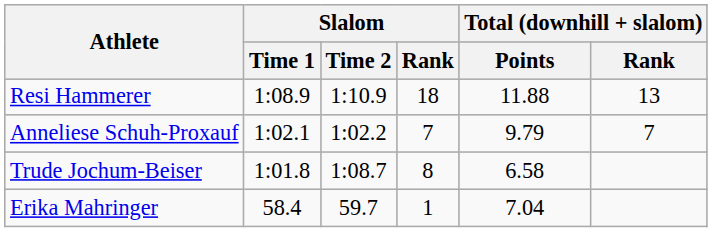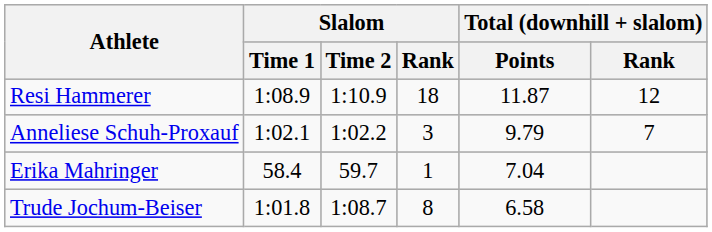(525, 96) 11.88 -> (525, 96) 11.87
(649, 96) 13 -> (649, 96) 12
(428, 133) 7 -> (428, 133) 3
rows swapped: (106, 170) <-> (84, 207)
